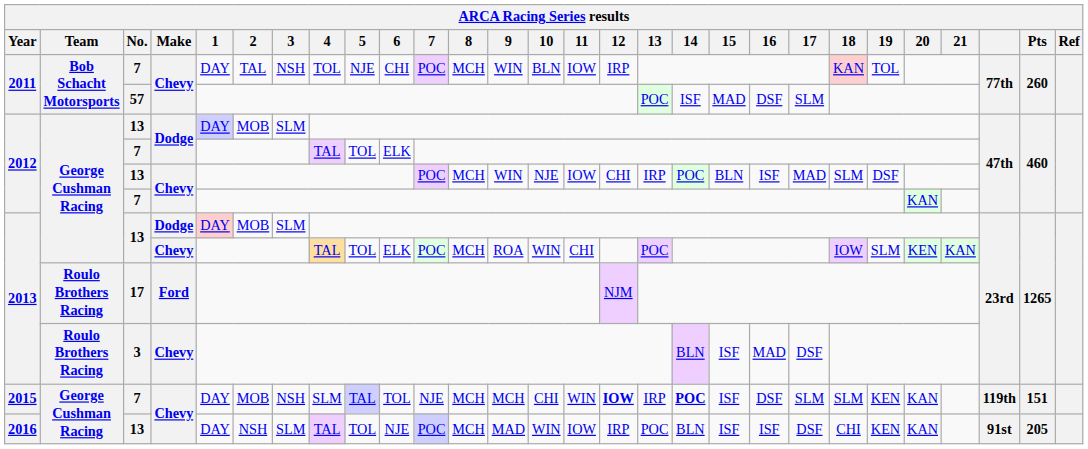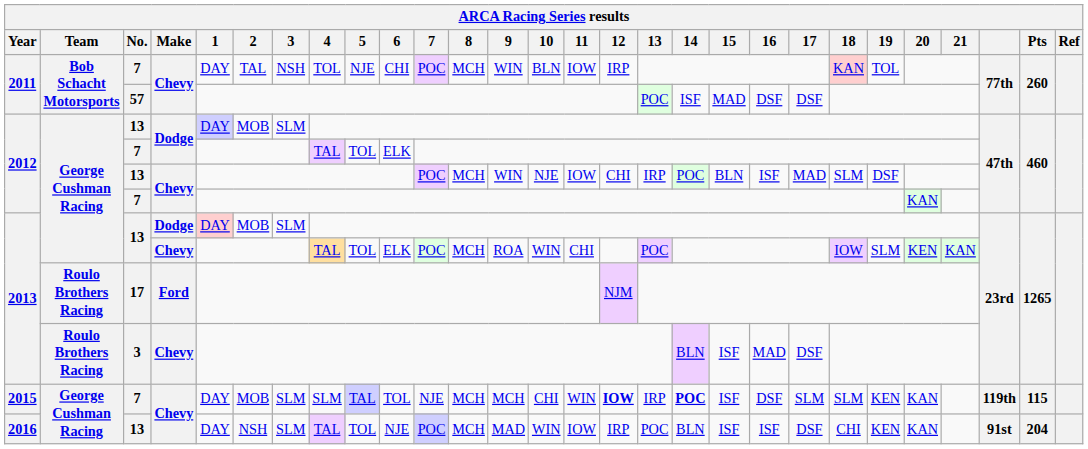(809, 99) SLM -> (809, 99) DSF
(291, 398) NSH -> (291, 398) SLM
(1037, 398) 151 -> (1037, 398) 115
(1037, 428) 205 -> (1037, 428) 204
